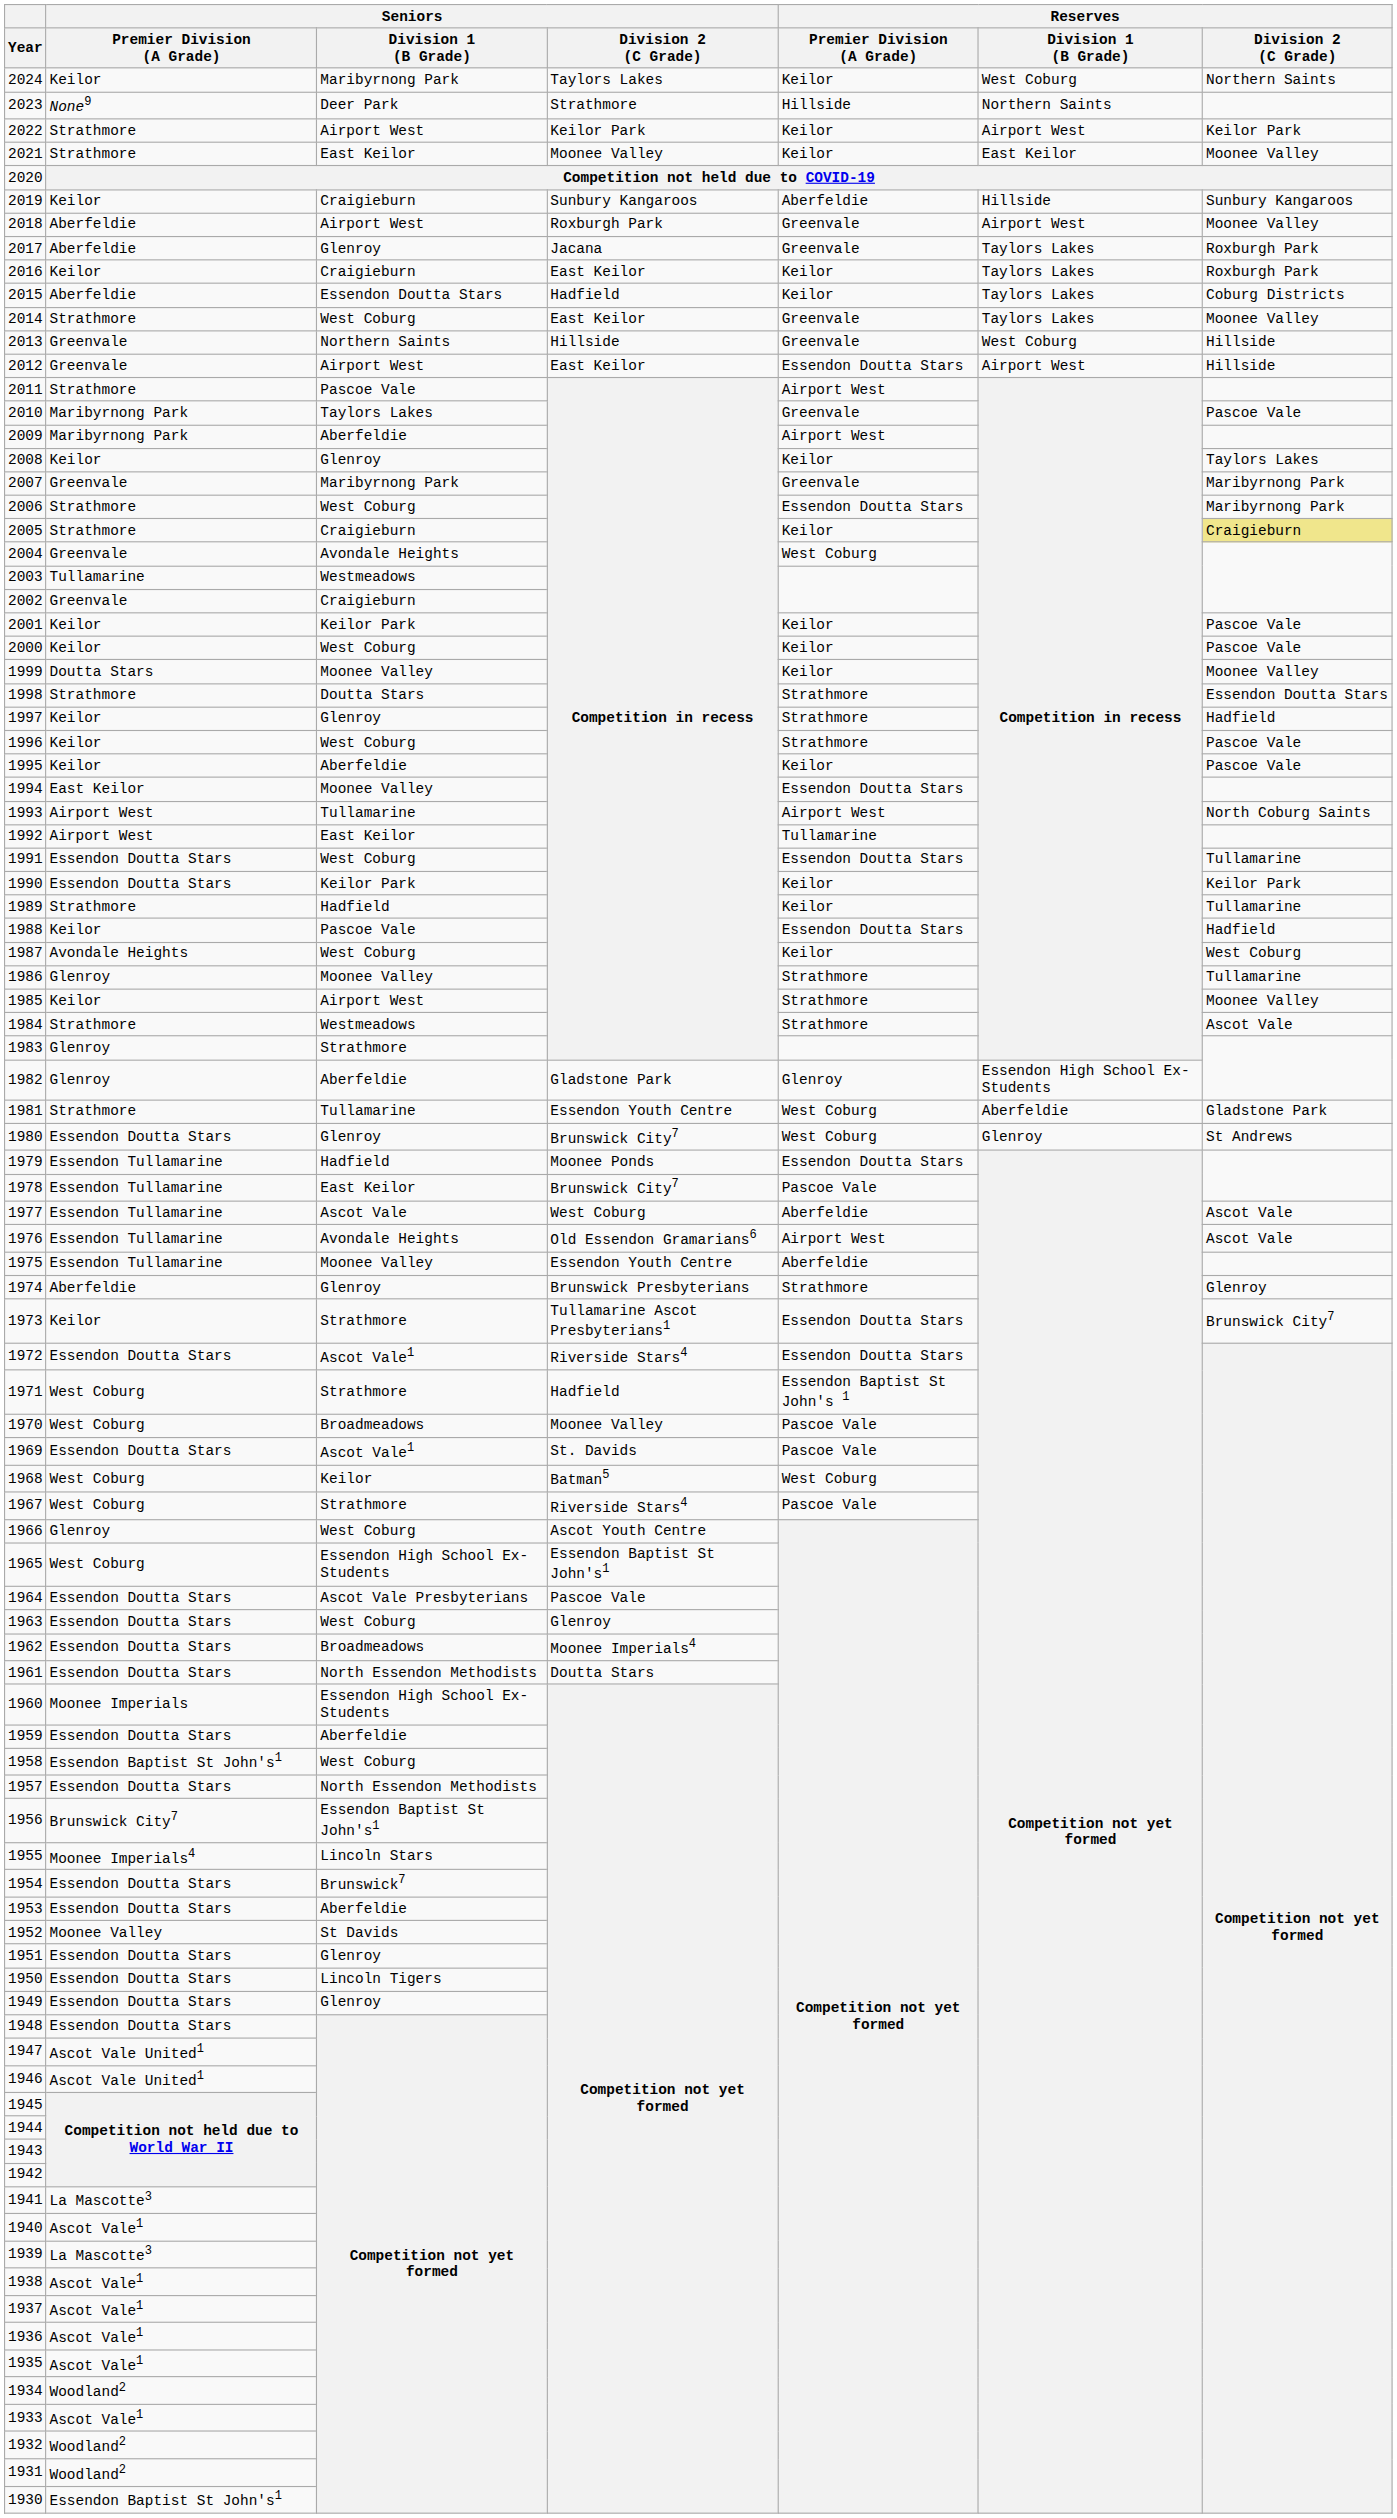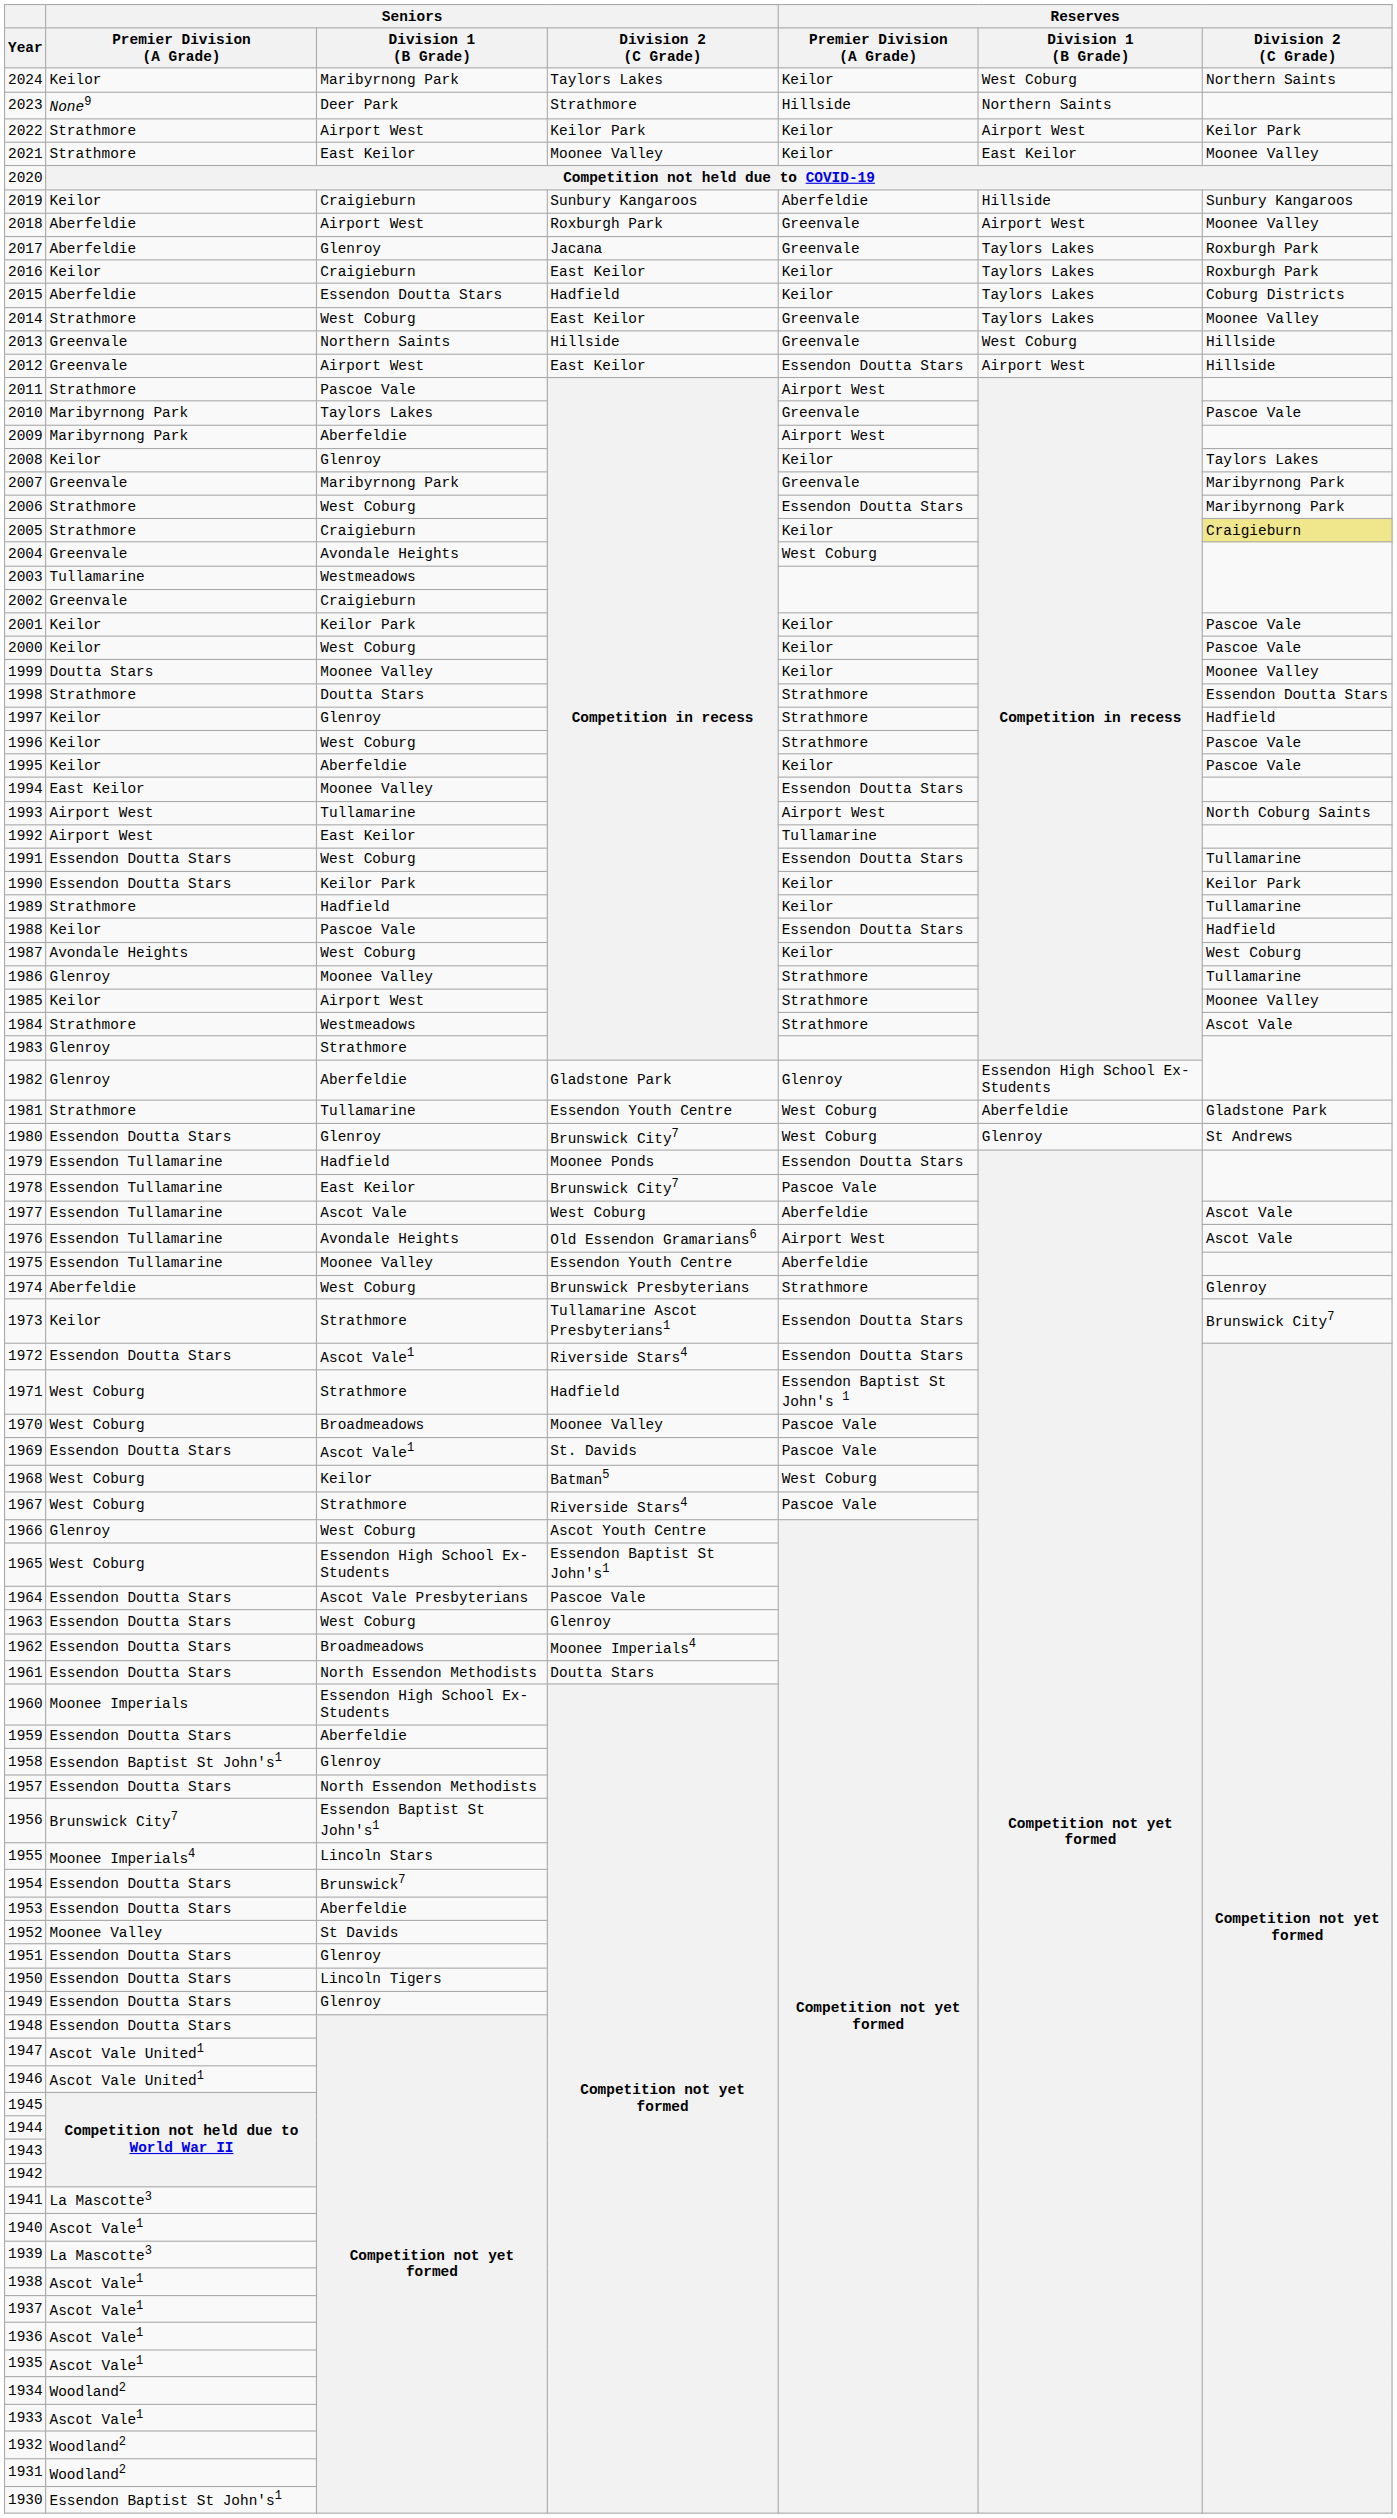(351, 1287) Glenroy -> (368, 1287) West Coburg
(368, 1762) West Coburg -> (351, 1762) Glenroy
